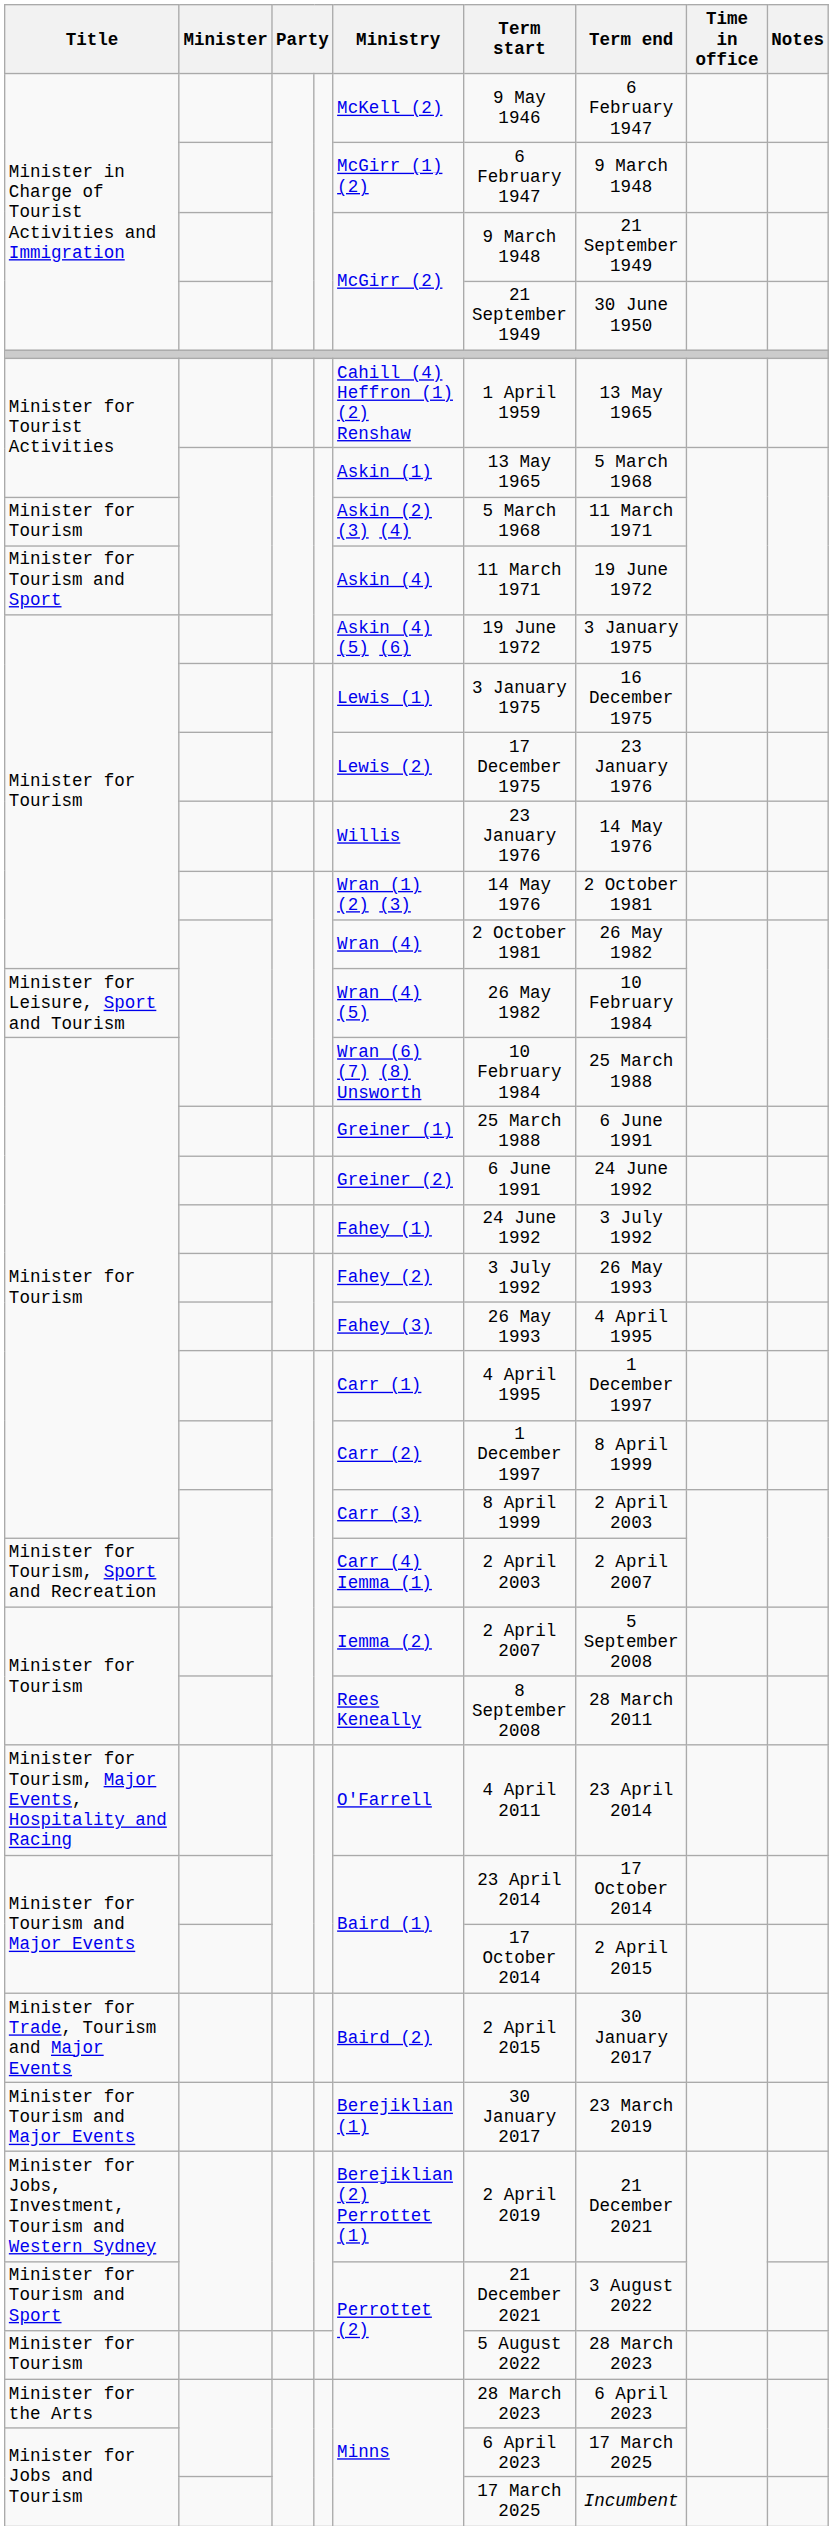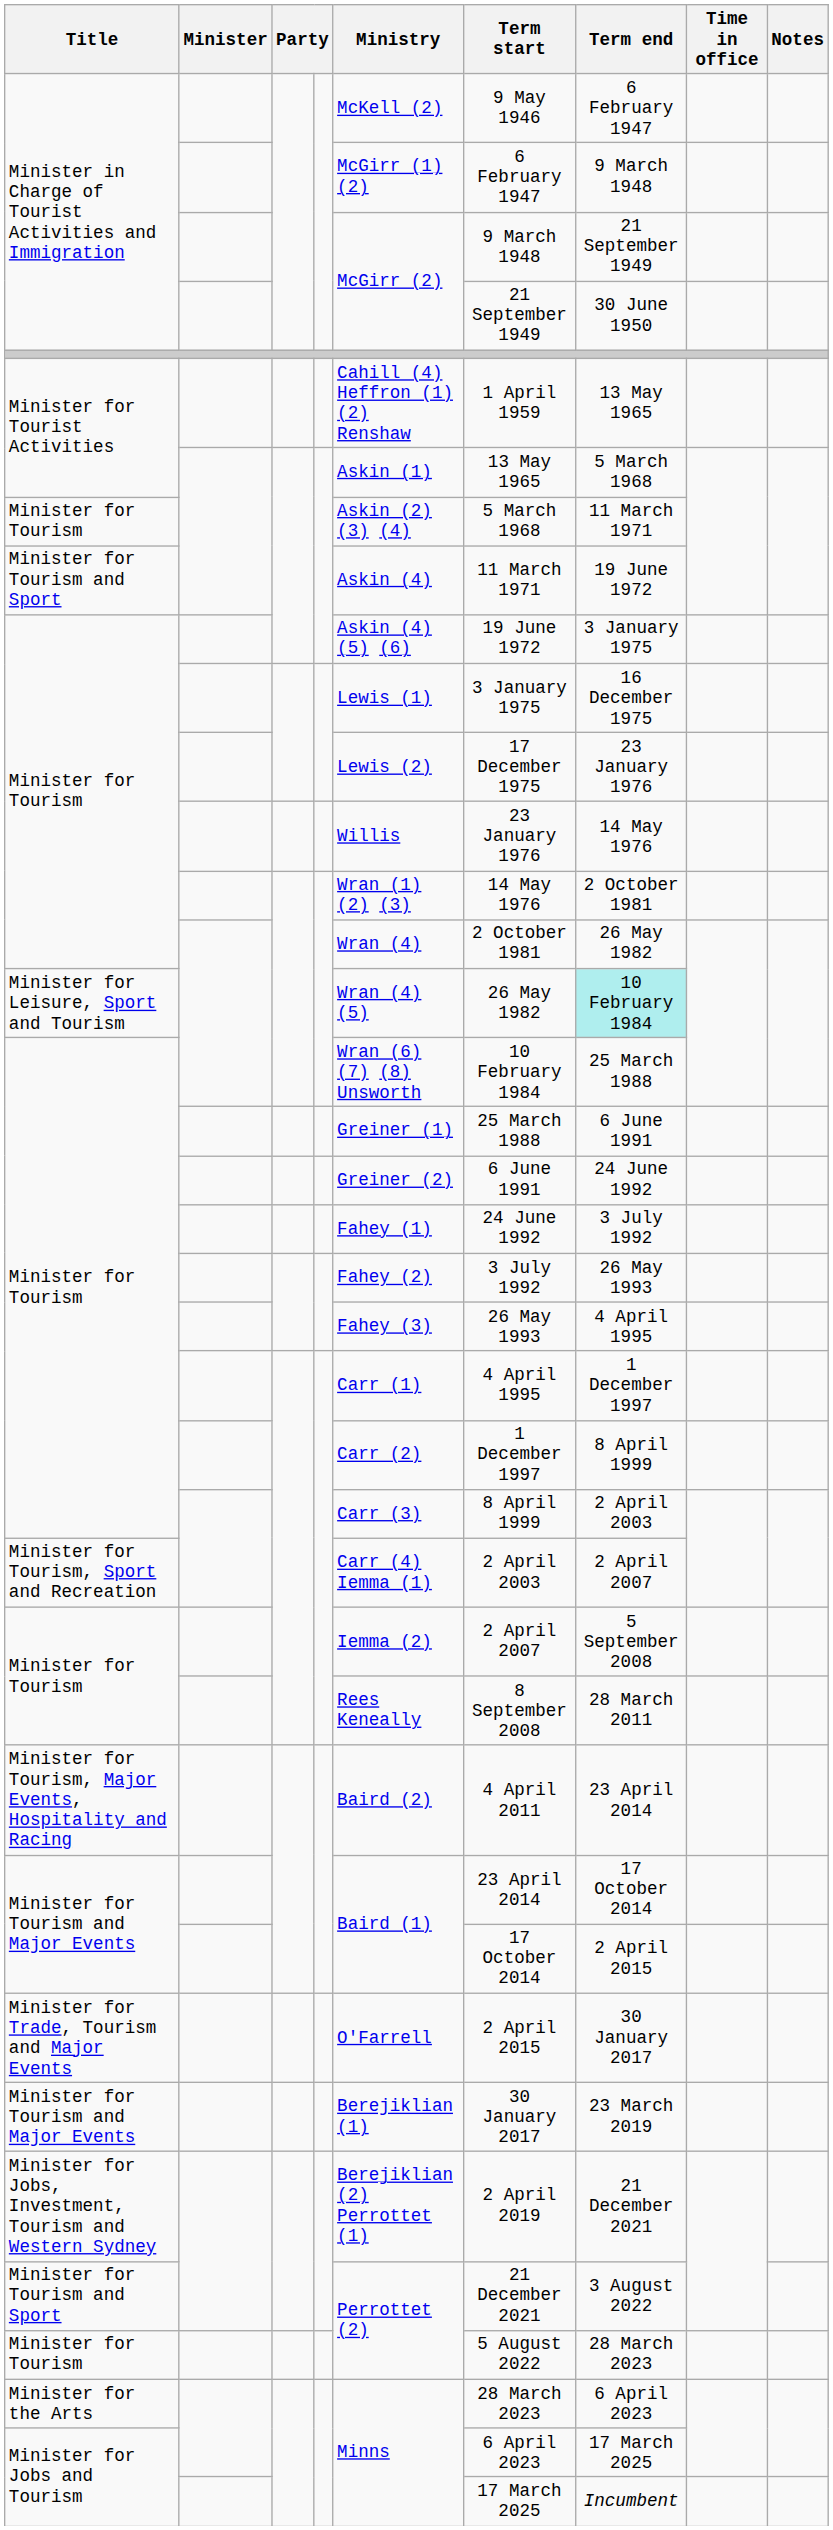(631, 1003) no background -> (631, 1003) paleturquoise background
(385, 1800) O'Farrell -> (385, 1800) Baird (2)
(385, 2038) Baird (2) -> (385, 2038) O'Farrell
